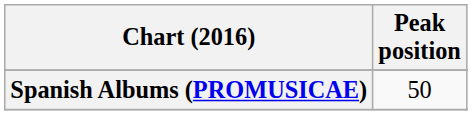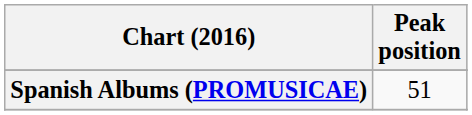(420, 89) 50 -> (420, 89) 51
